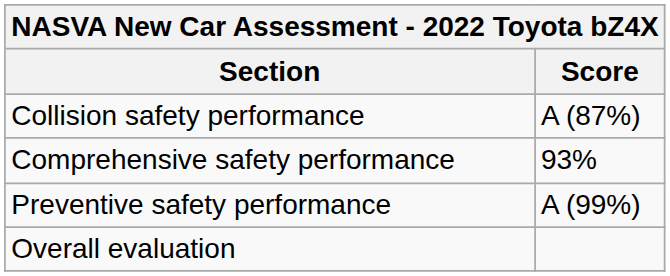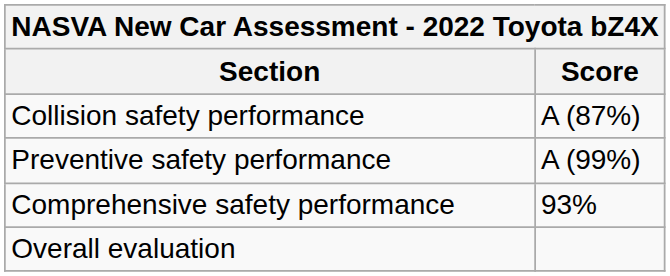rows swapped: (201, 204) <-> (233, 159)
